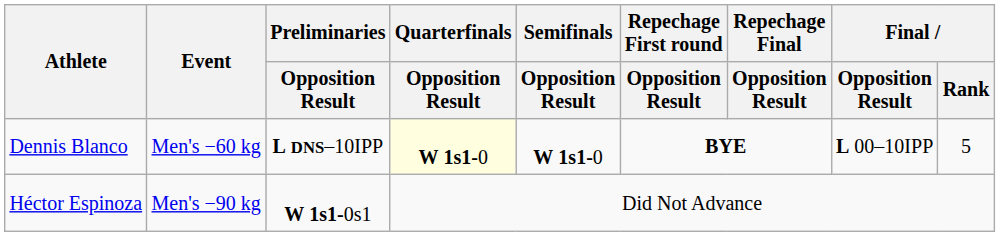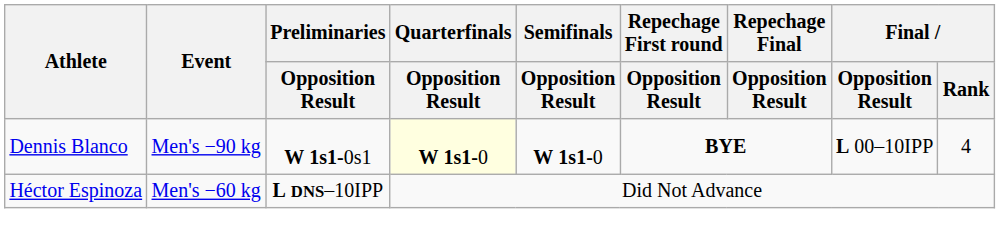(206, 146) Men's −60 kg -> (206, 146) Men's −90 kg
(328, 146) L DNS–10IPP -> (328, 158) W 1s1-0s1
(966, 146) 5 -> (966, 146) 4
(206, 203) Men's −90 kg -> (206, 191) Men's −60 kg
(328, 214) W 1s1-0s1 -> (328, 191) L DNS–10IPP
